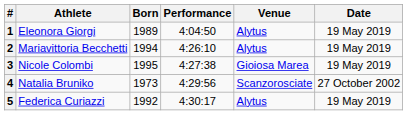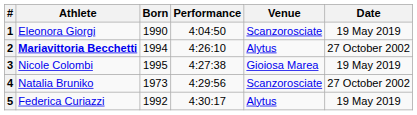(145, 31) 1989 -> (155, 31) 1990
(252, 31) Alytus -> (284, 31) Scanzorosciate
(73, 49) normal -> (78, 49) bold
(359, 49) 19 May 2019 -> (369, 49) 27 October 2002
